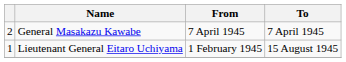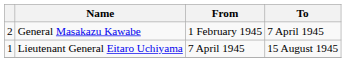(216, 31) 7 April 1945 -> (225, 31) 1 February 1945
(225, 48) 1 February 1945 -> (216, 48) 7 April 1945
